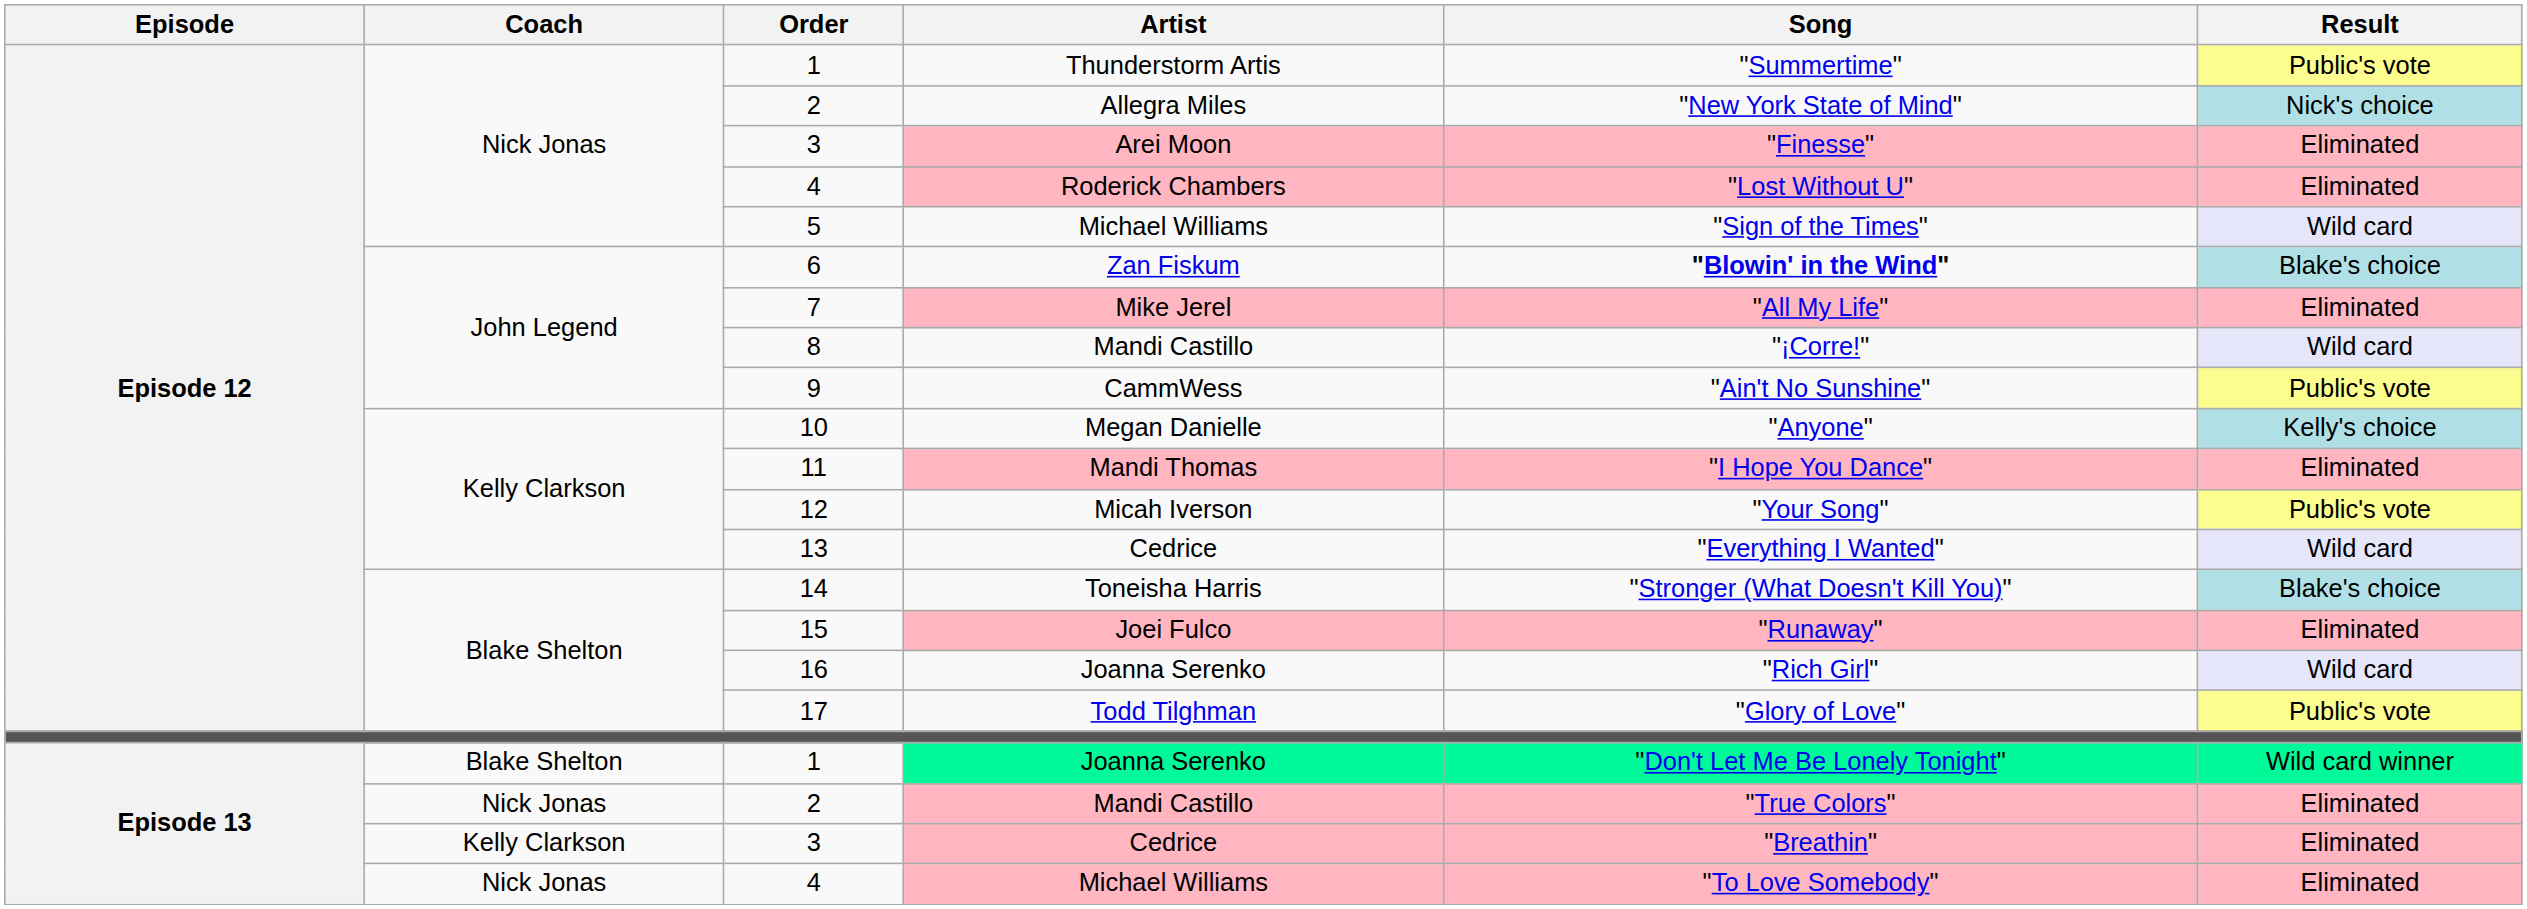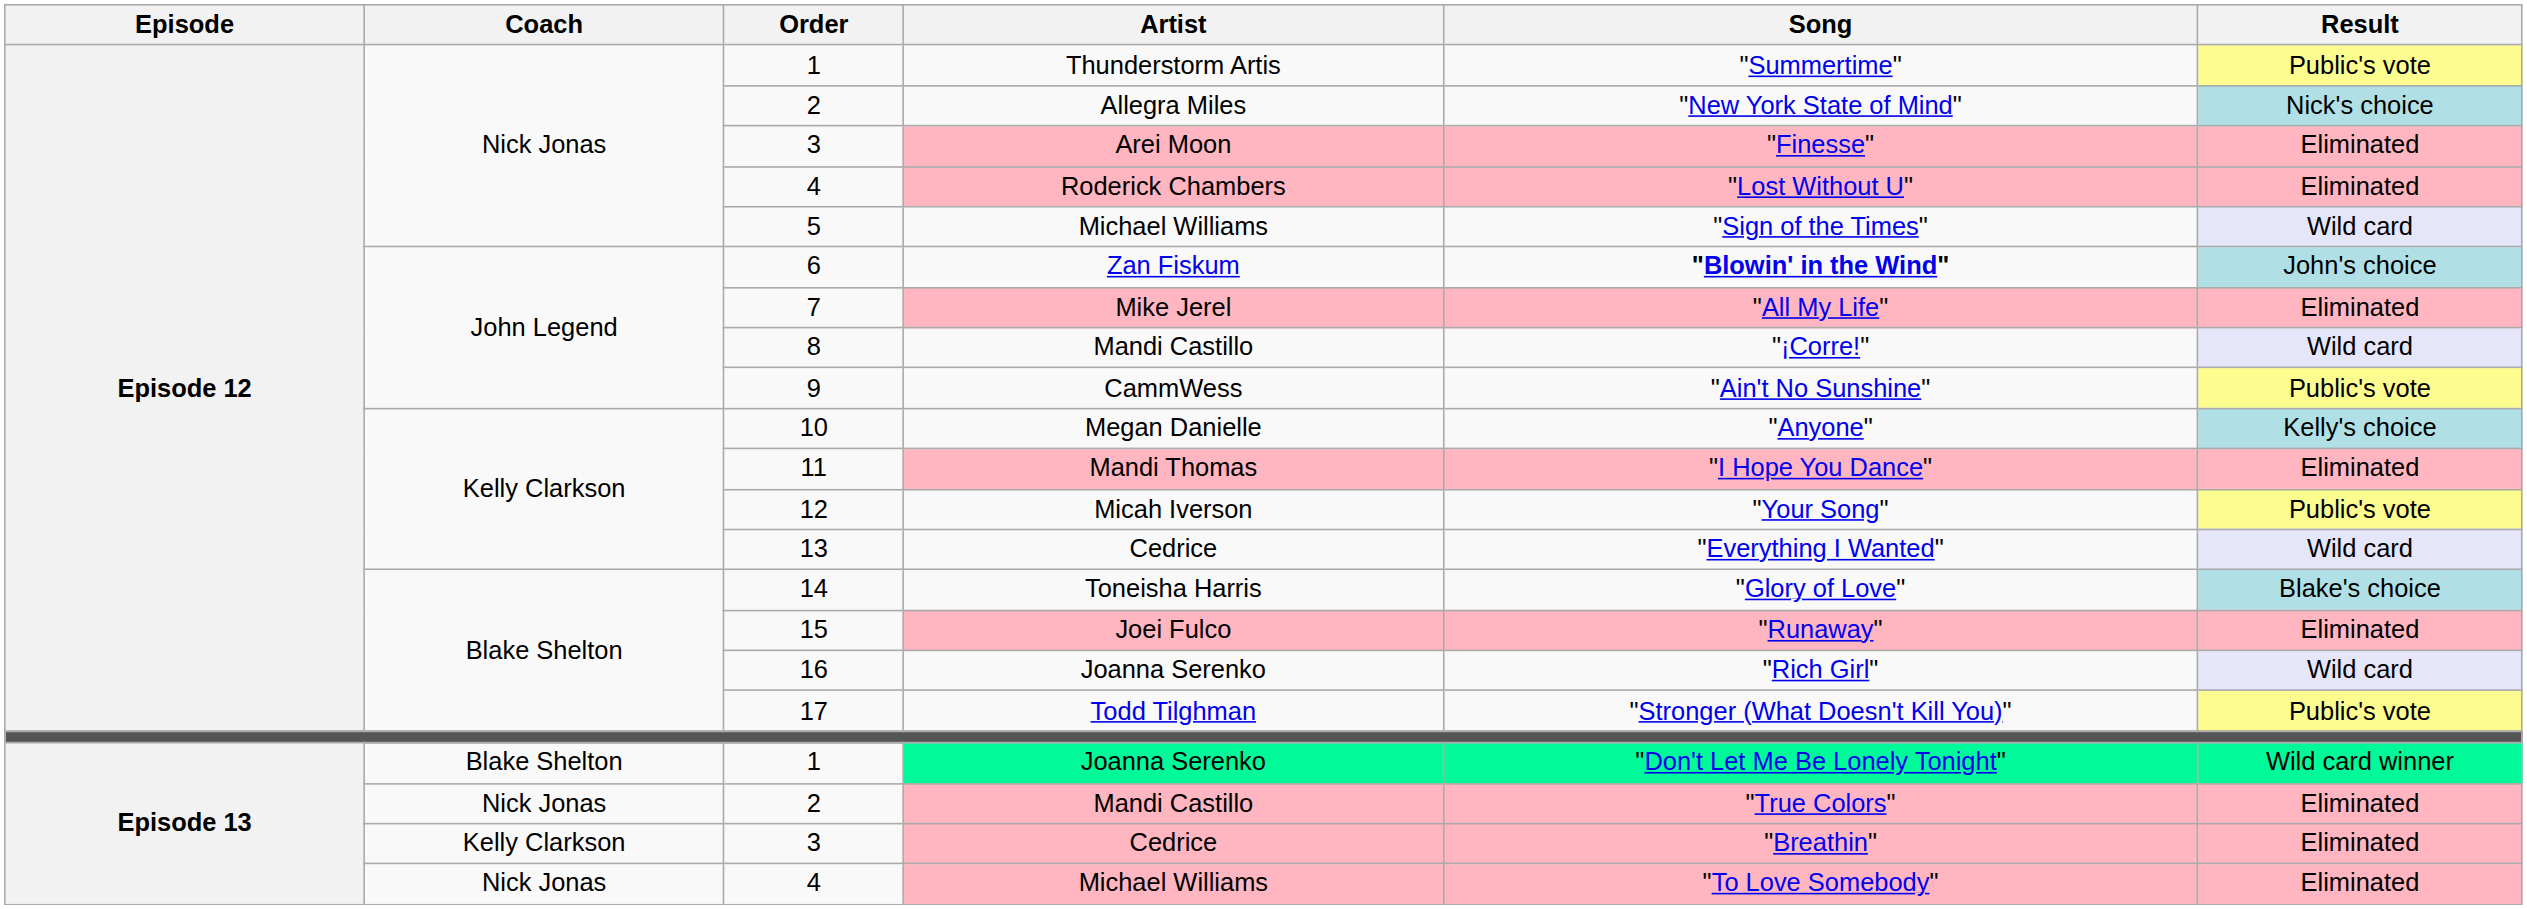(2360, 266) Blake's choice -> (2360, 266) John's choice
(1821, 589) "Stronger (What Doesn't Kill You)" -> (1821, 589) "Glory of Love"
(1821, 710) "Glory of Love" -> (1821, 710) "Stronger (What Doesn't Kill You)"
